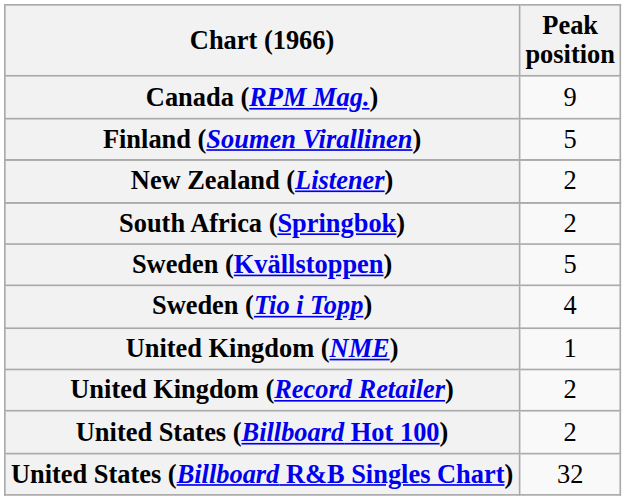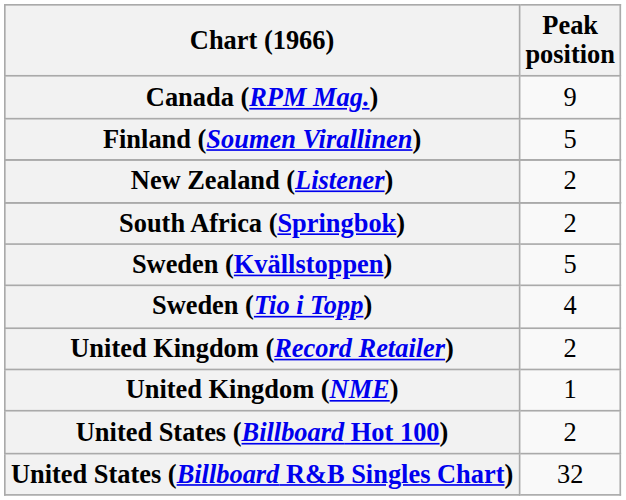rows swapped: (262, 390) <-> (262, 348)
